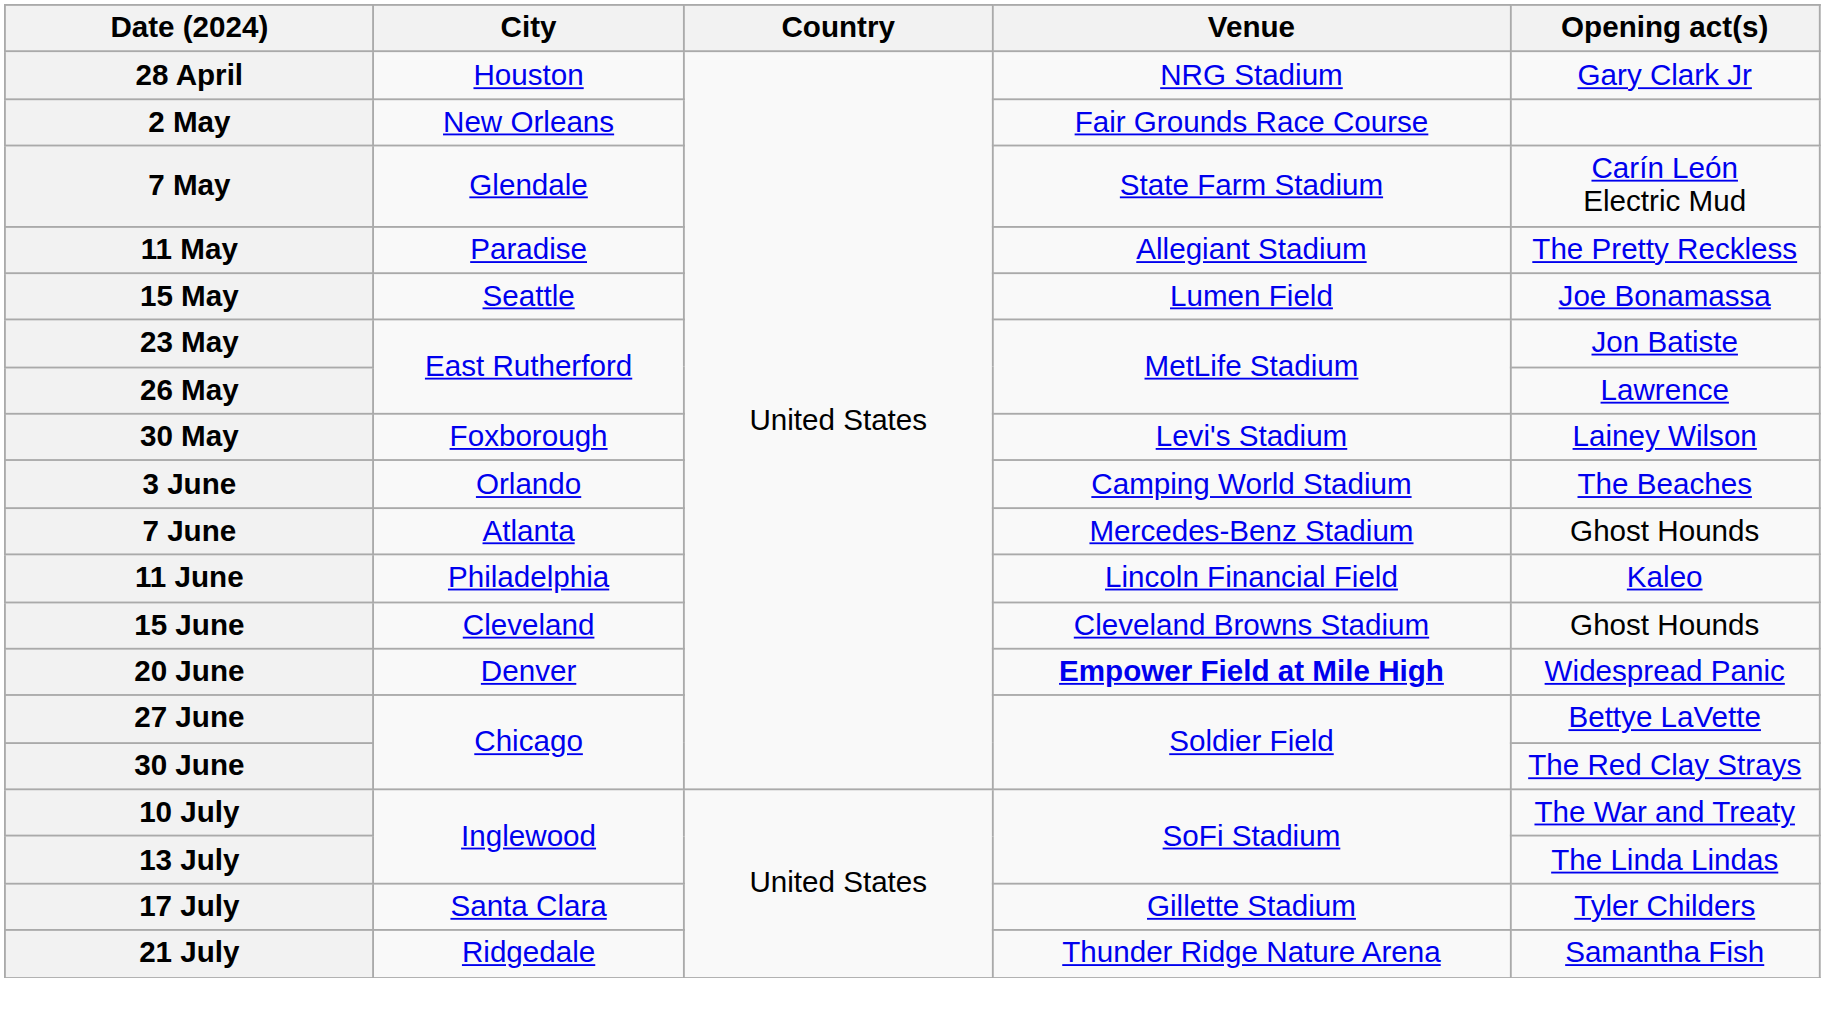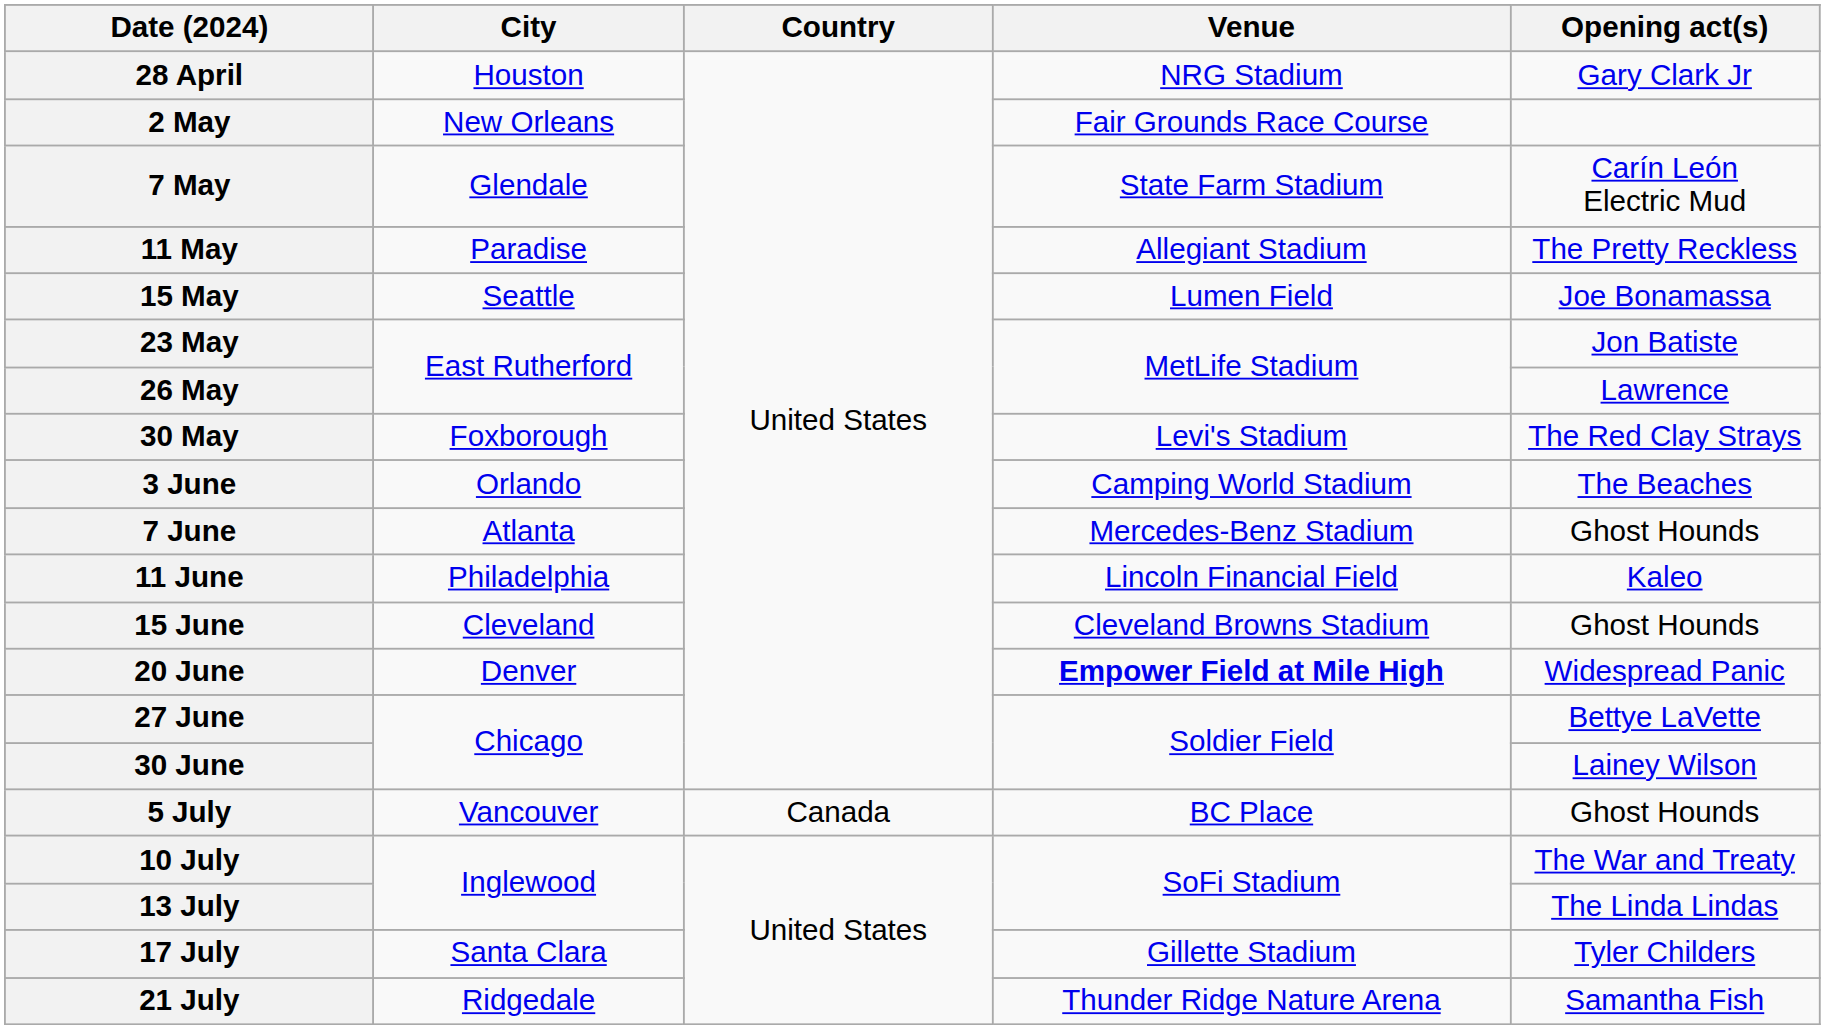(1665, 436) Lainey Wilson -> (1665, 436) The Red Clay Strays
(1665, 765) The Red Clay Strays -> (1665, 765) Lainey Wilson
+ row: (189, 812)
